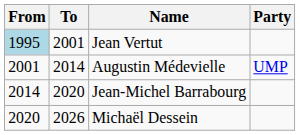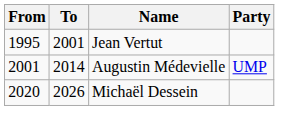(24, 42) lightblue background -> (24, 42) no background
- row: (169, 92)
